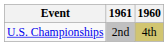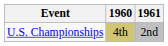columns swapped: (149, 13) <-> (120, 13)
